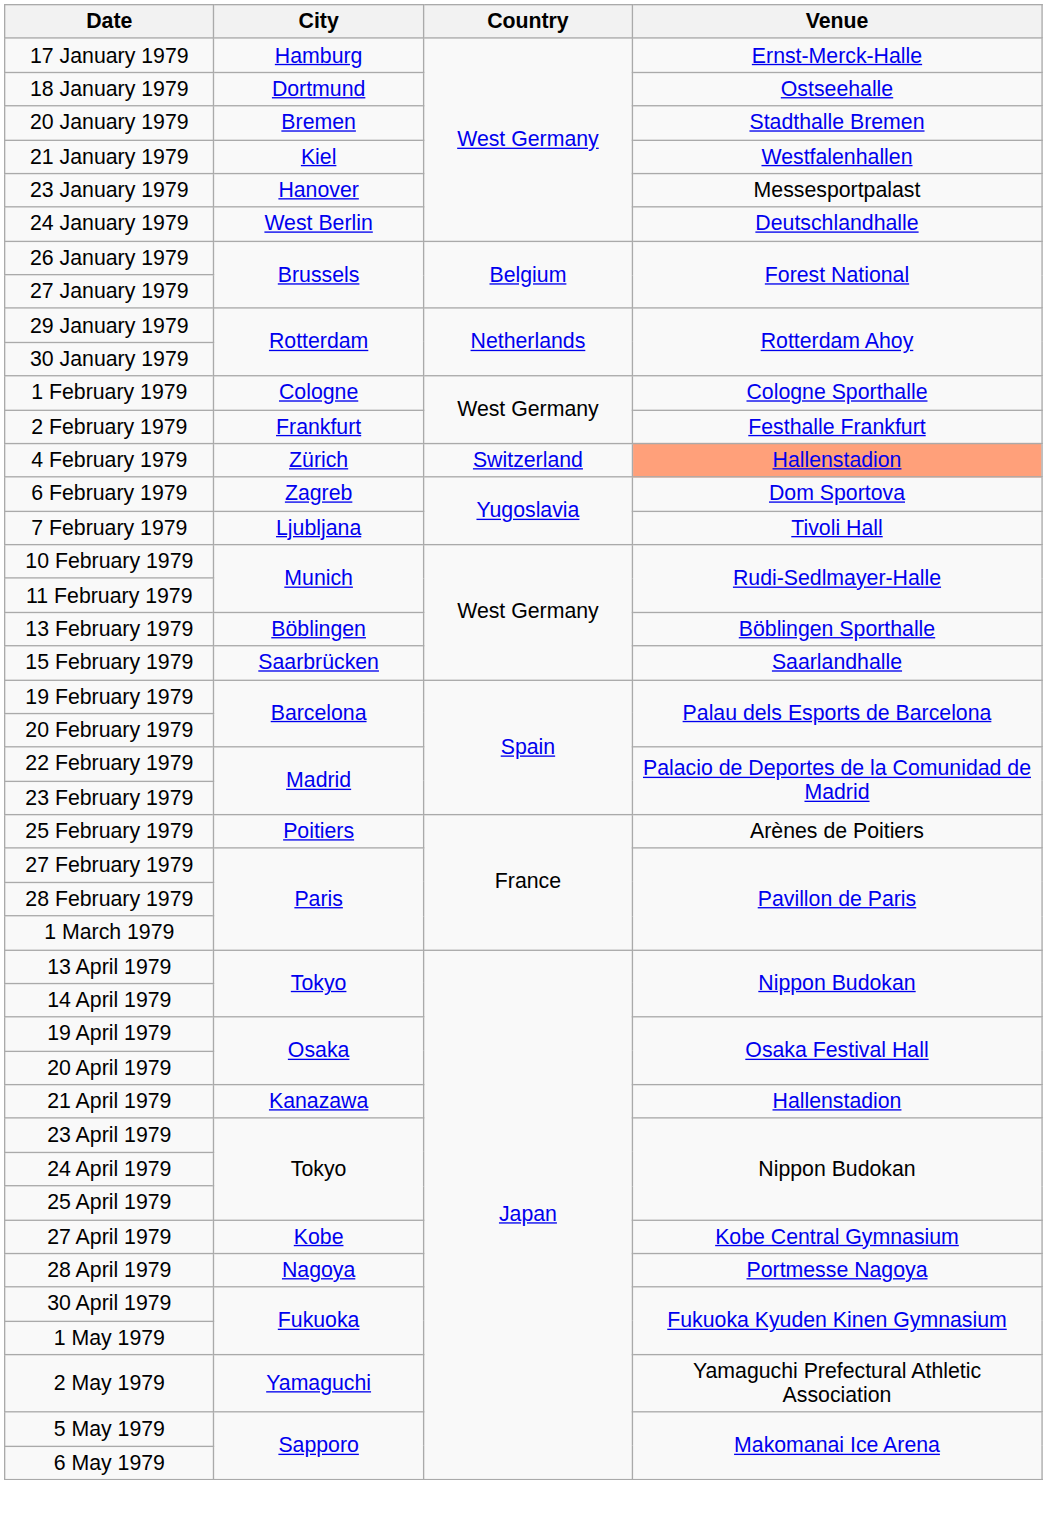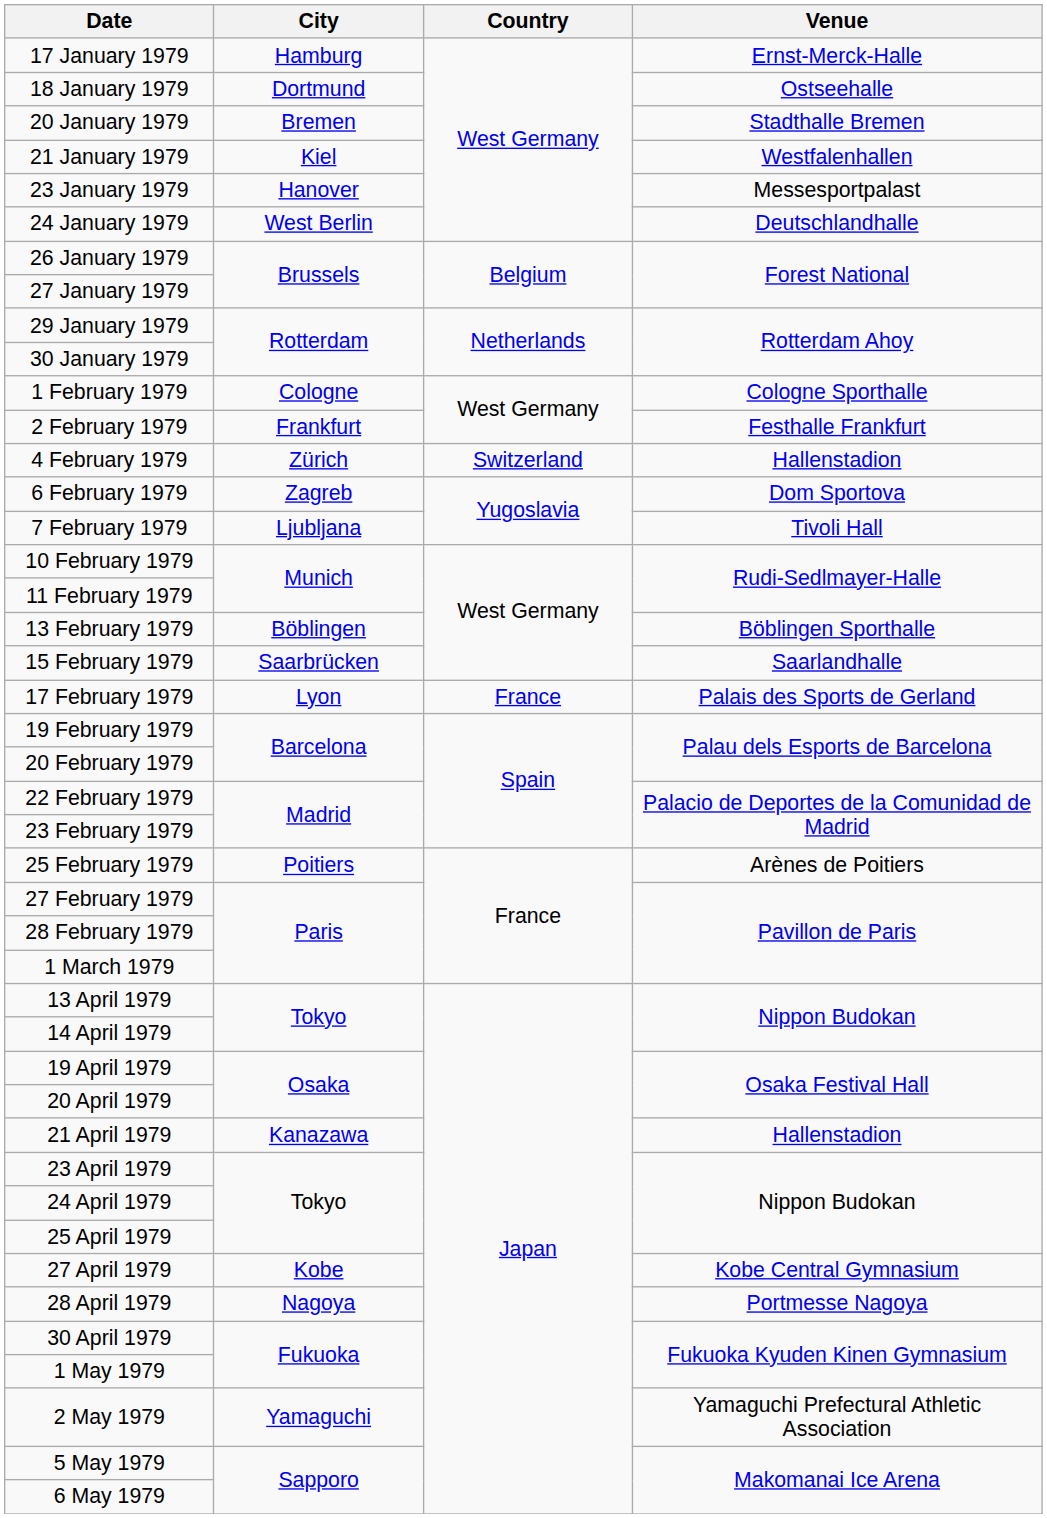(837, 460) lightsalmon background -> (837, 460) no background
+ row: (109, 696)
